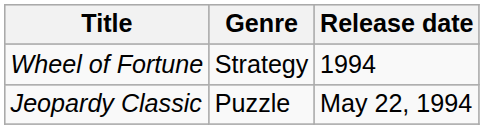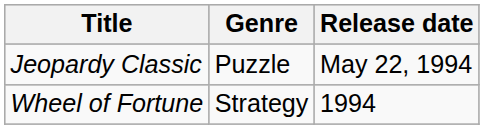rows swapped: (106, 104) <-> (107, 64)
